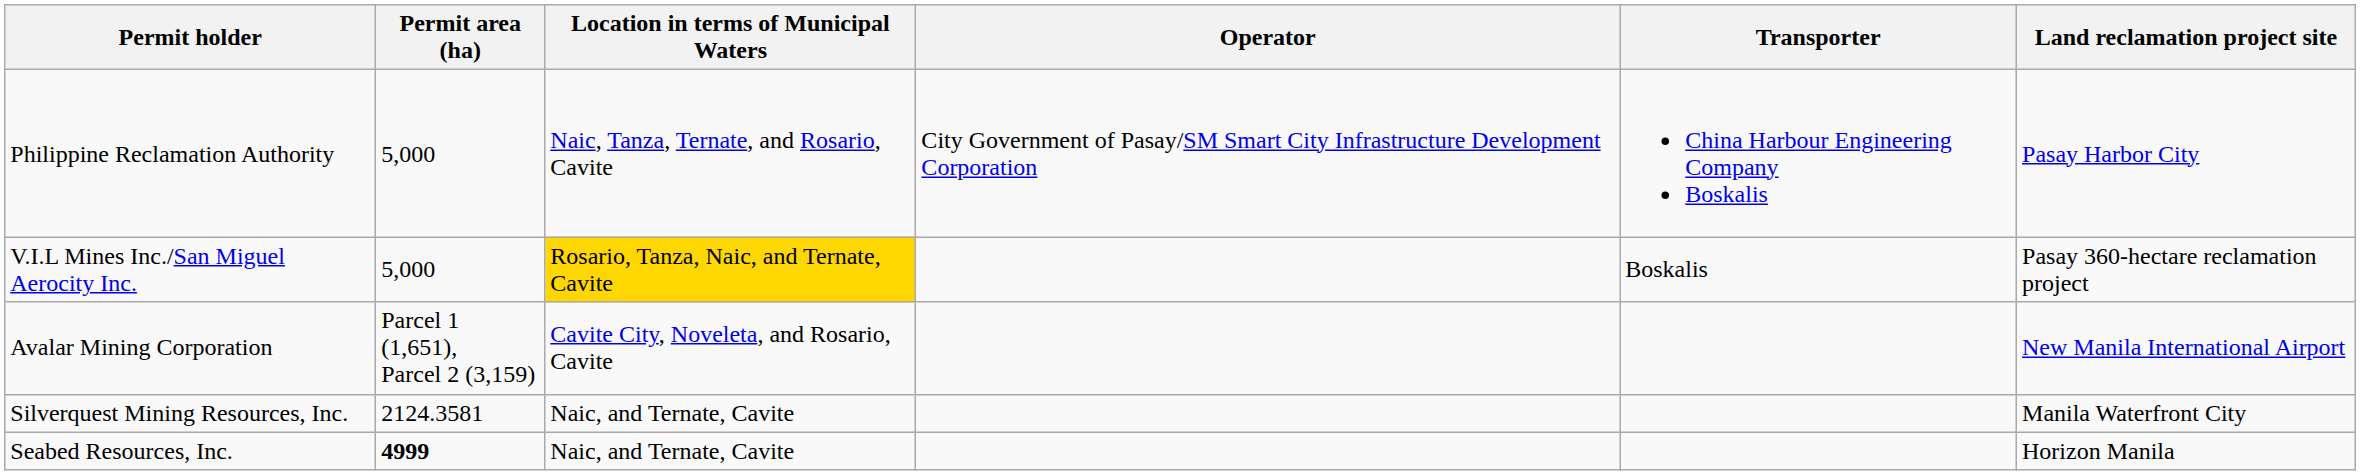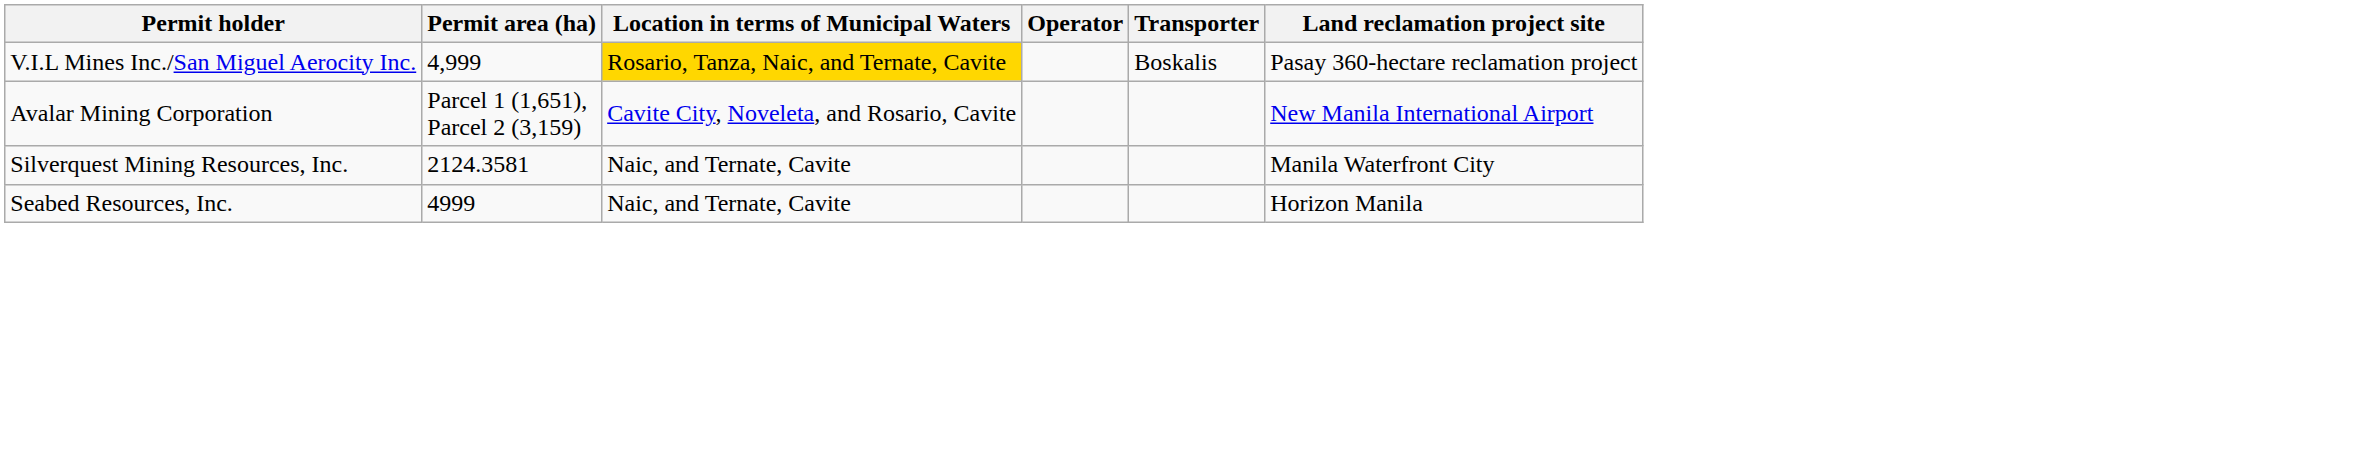- row: (172, 153)
(408, 269) 5,000 -> (454, 61) 4,999
(405, 450) bold -> (451, 202) normal
